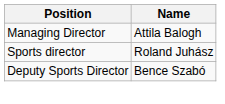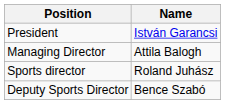+ row: (32, 33)
